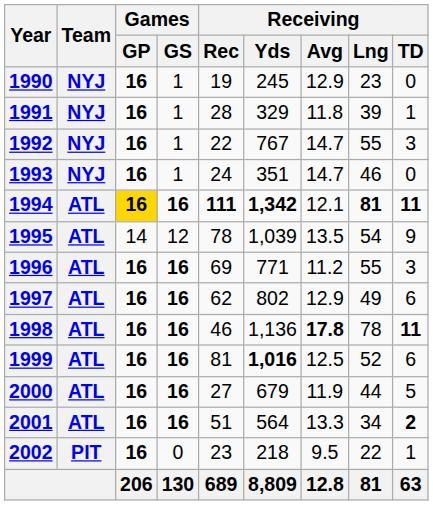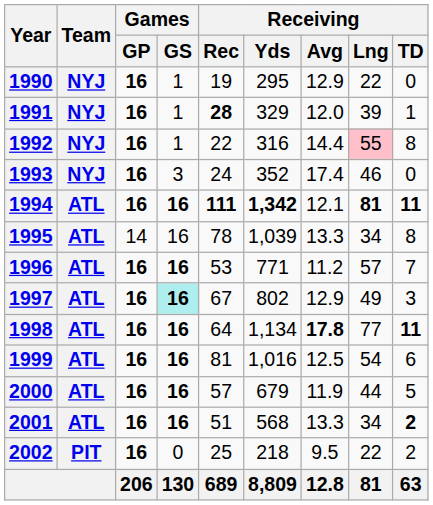(272, 81) 245 -> (272, 81) 295
(371, 81) 23 -> (371, 81) 22
(221, 112) normal -> (221, 112) bold
(325, 112) 11.8 -> (325, 112) 12.0
(272, 143) 767 -> (272, 143) 316
(325, 143) 14.7 -> (325, 143) 14.4
(371, 143) no background -> (371, 143) pink background
(411, 143) 3 -> (411, 143) 8
(178, 174) 1 -> (178, 174) 3
(272, 174) 351 -> (272, 174) 352
(325, 174) 14.7 -> (325, 174) 17.4
(136, 205) gold background -> (136, 205) no background
(178, 236) 12 -> (178, 236) 16
(325, 236) 13.5 -> (325, 236) 13.3
(371, 236) 54 -> (371, 236) 34
(411, 236) 9 -> (411, 236) 8
(221, 267) 69 -> (221, 267) 53
(371, 267) 55 -> (371, 267) 57
(411, 267) 3 -> (411, 267) 7
(178, 298) no background -> (178, 298) paleturquoise background
(221, 298) 62 -> (221, 298) 67
(411, 298) 6 -> (411, 298) 3
(221, 329) 46 -> (221, 329) 64
(272, 329) 1,136 -> (272, 329) 1,134
(371, 329) 78 -> (371, 329) 77
(272, 360) bold -> (272, 360) normal
(371, 360) 52 -> (371, 360) 54
(221, 391) 27 -> (221, 391) 57
(272, 422) 564 -> (272, 422) 568
(221, 453) 23 -> (221, 453) 25
(411, 453) 1 -> (411, 453) 2
